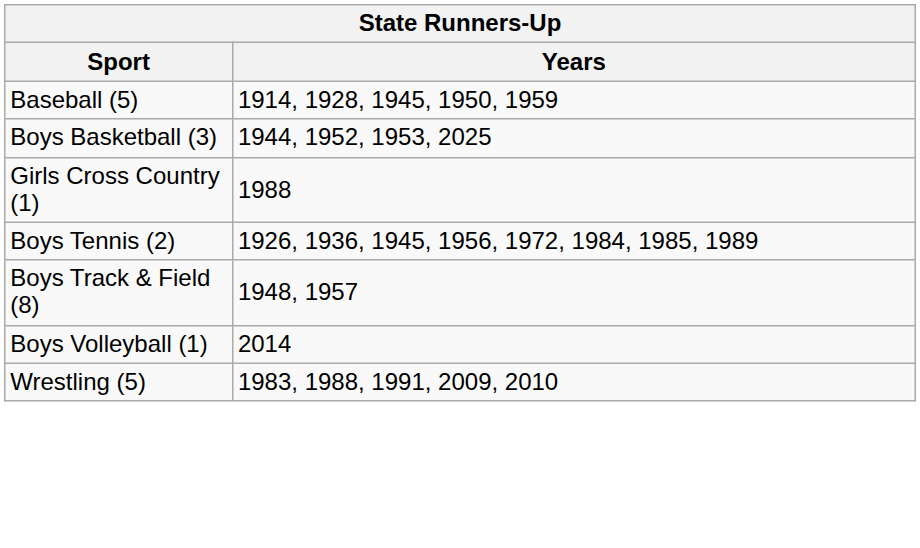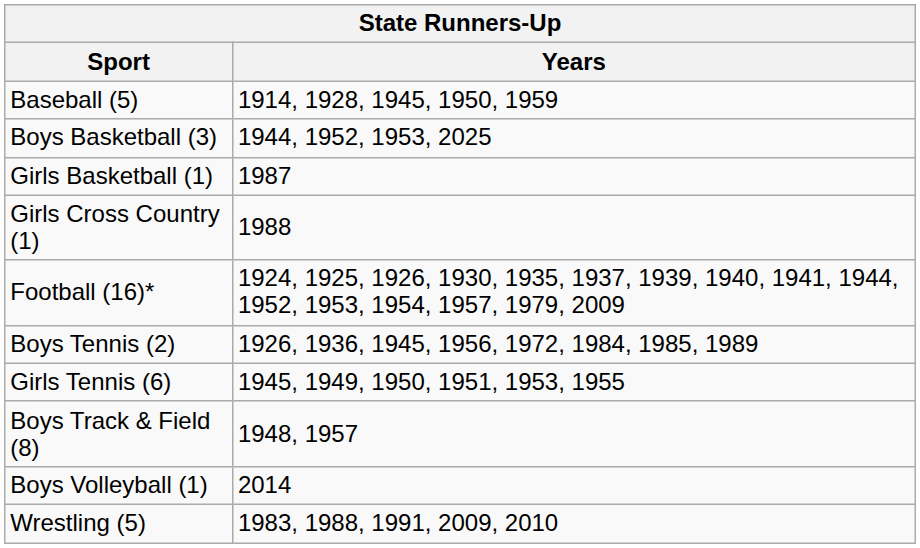+ row: (112, 175)
+ row: (82, 292)
+ row: (91, 382)
